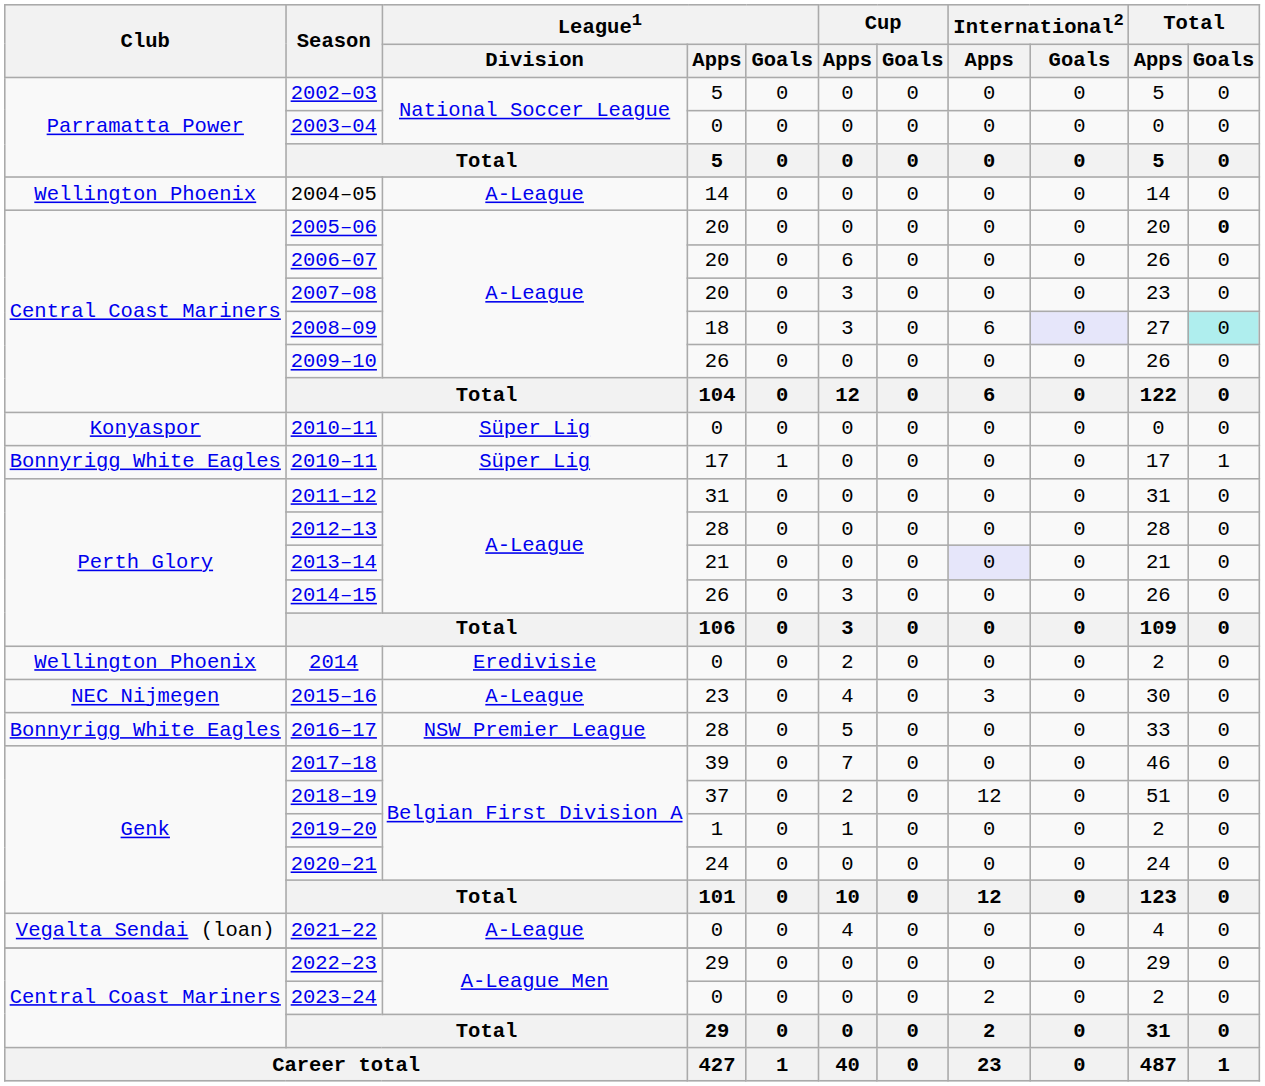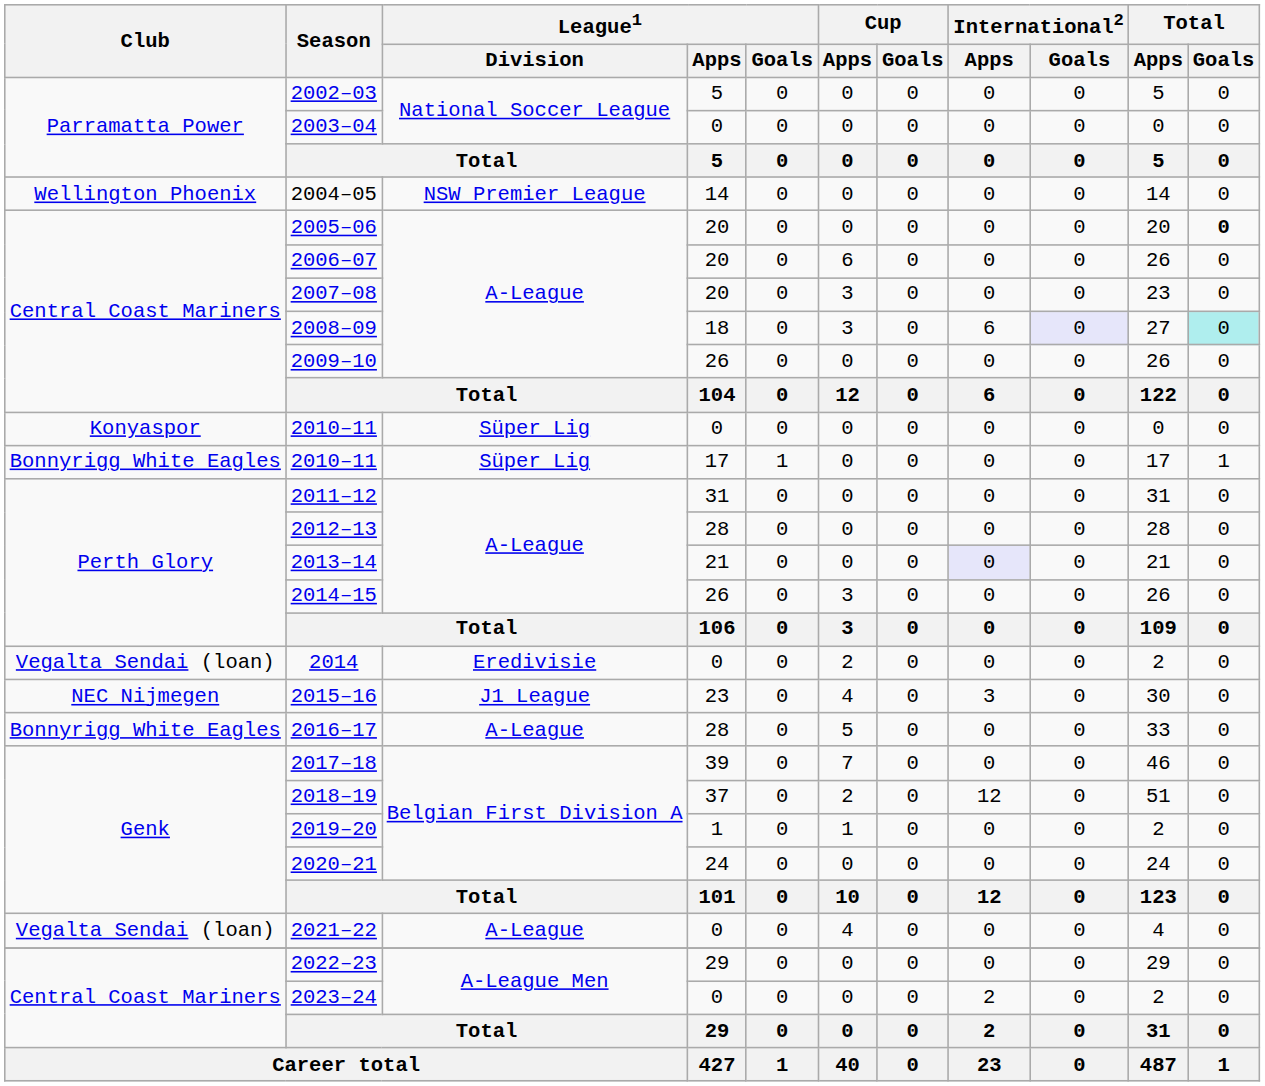(535, 194) A-League -> (535, 194) NSW Premier League
(145, 663) Wellington Phoenix -> (145, 663) Vegalta Sendai (loan)
(535, 696) A-League -> (535, 696) J1 League
(535, 730) NSW Premier League -> (535, 730) A-League
